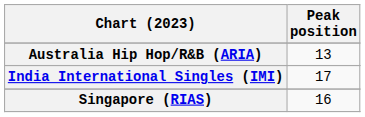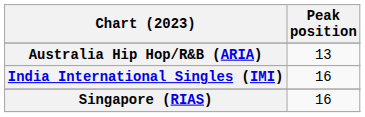(323, 77) 17 -> (323, 77) 16
